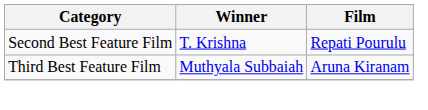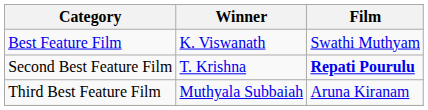+ row: (65, 42)
(358, 42) normal -> (363, 67) bold
